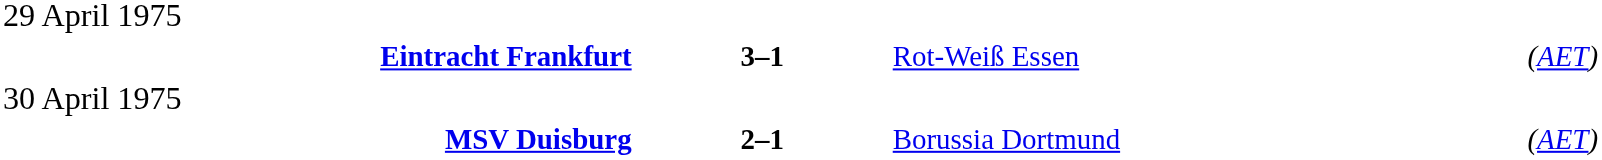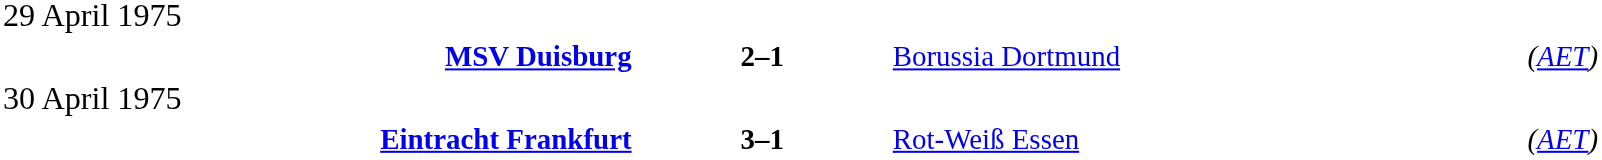rows swapped: (538, 139) <-> (506, 56)
